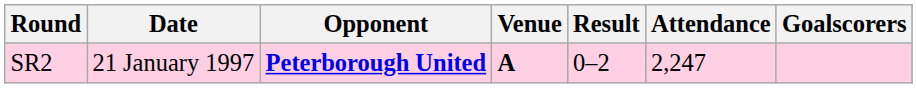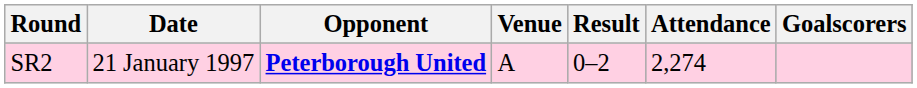(506, 62) bold -> (506, 62) normal
(679, 62) 2,247 -> (679, 62) 2,274
